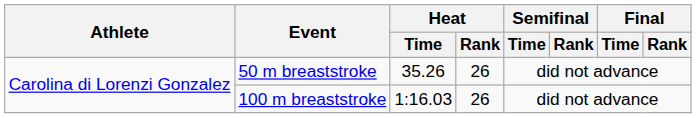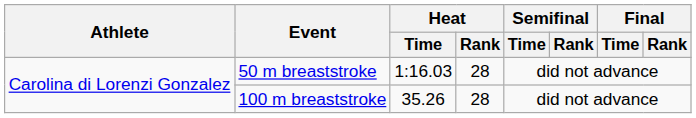(423, 72) 35.26 -> (423, 72) 1:16.03
(480, 72) 26 -> (480, 72) 28
(423, 99) 1:16.03 -> (423, 99) 35.26
(480, 99) 26 -> (480, 99) 28
